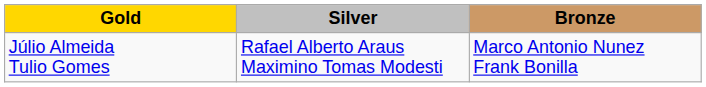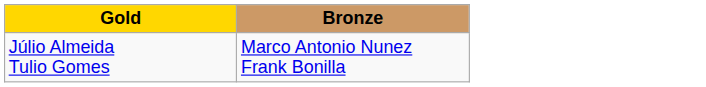- column: (353, 18)
